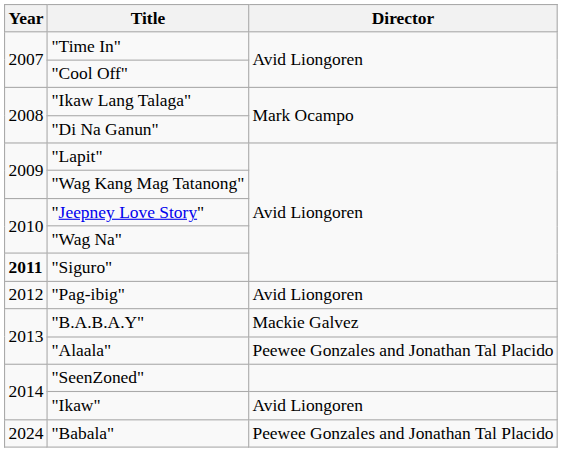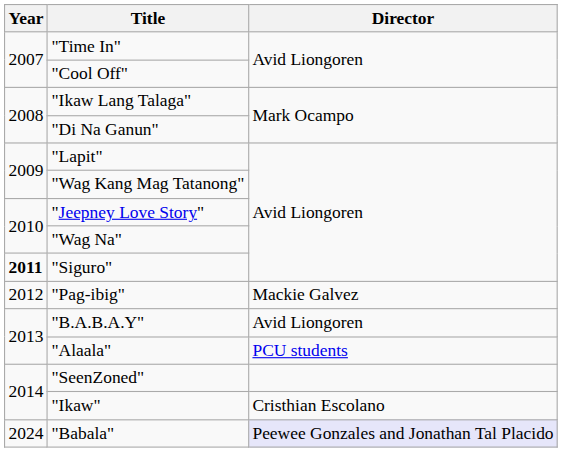(308, 294) Avid Liongoren -> (305, 294) Mackie Galvez
(305, 322) Mackie Galvez -> (308, 322) Avid Liongoren
(403, 350) Peewee Gonzales and Jonathan Tal Placido -> (300, 350) PCU students
(308, 405) Avid Liongoren -> (319, 405) Cristhian Escolano
(403, 433) no background -> (403, 433) lavender background
